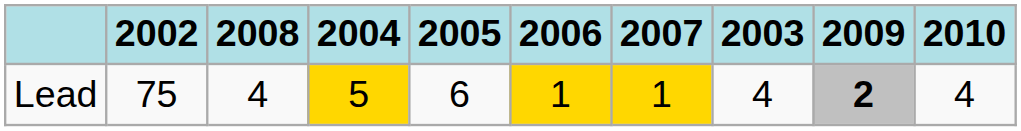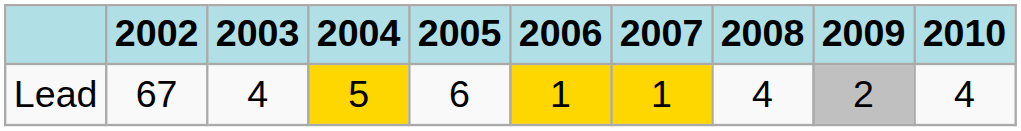columns swapped: (762, 34) <-> (258, 34)
(157, 93) 75 -> (157, 93) 67
(863, 93) bold -> (863, 93) normal
